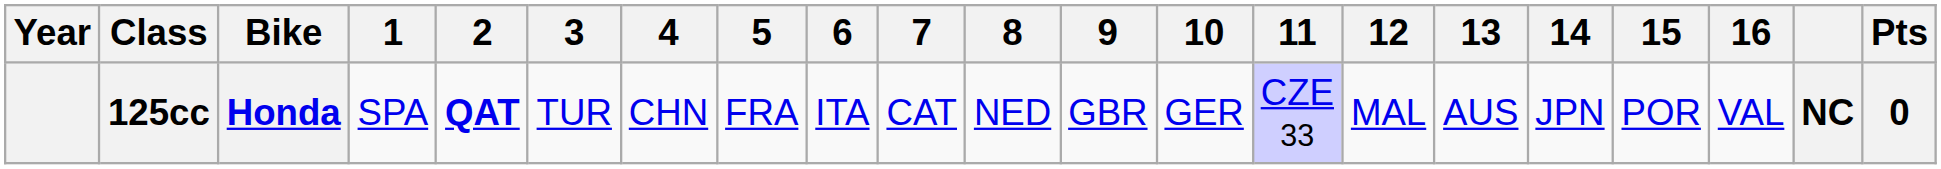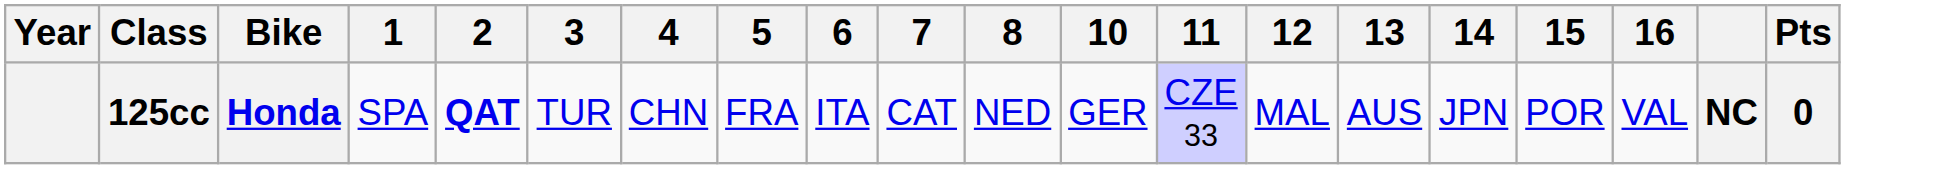- column: (1108, 33)
